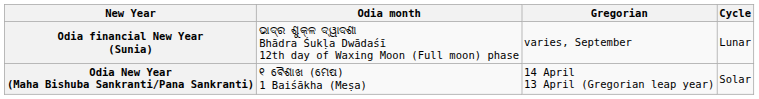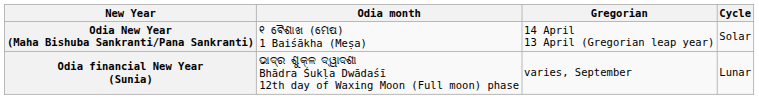rows swapped: (131, 79) <-> (131, 43)
